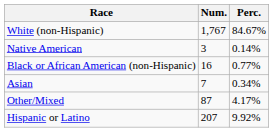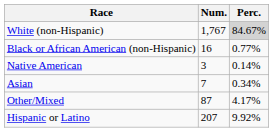(249, 30) no background -> (249, 30) lightgrey background
rows swapped: (101, 65) <-> (44, 48)
